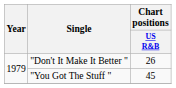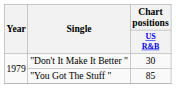(151, 61) 26 -> (151, 61) 30
(151, 76) 45 -> (151, 76) 85
